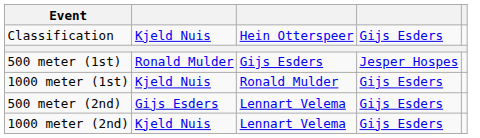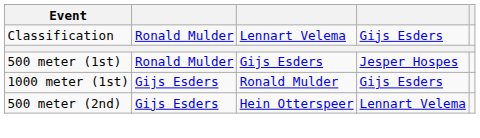(173, 35) Kjeld Nuis -> (184, 35) Ronald Mulder
(297, 35) Hein Otterspeer -> (293, 35) Lennart Velema
(173, 82) Kjeld Nuis -> (177, 82) Gijs Esders
(293, 103) Lennart Velema -> (297, 103) Hein Otterspeer
(401, 103) Gijs Esders -> (413, 103) Lennart Velema
- row: (68, 124)
